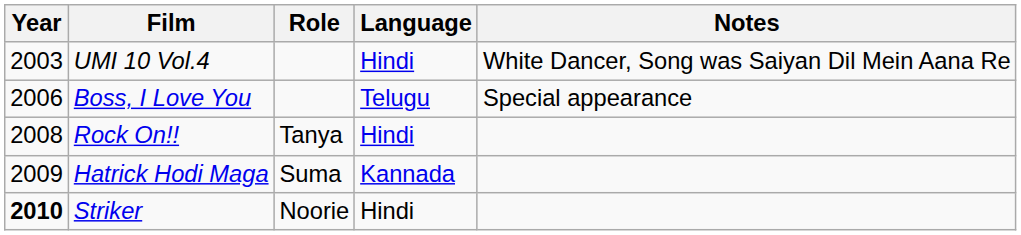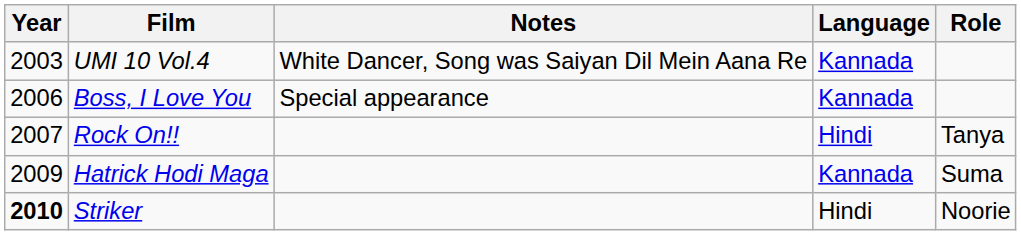columns swapped: (314, 23) <-> (747, 23)
(387, 60) Hindi -> (866, 60) Kannada
(395, 98) Telugu -> (866, 98) Kannada
(37, 135) 2008 -> (37, 135) 2007
